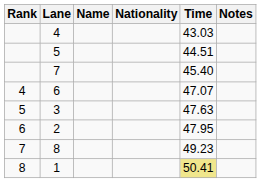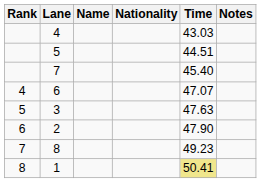(198, 129) 47.95 -> (198, 129) 47.90
